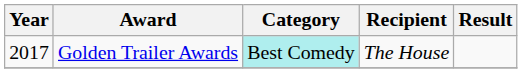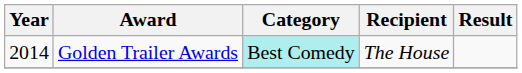(29, 51) 2017 -> (29, 51) 2014
